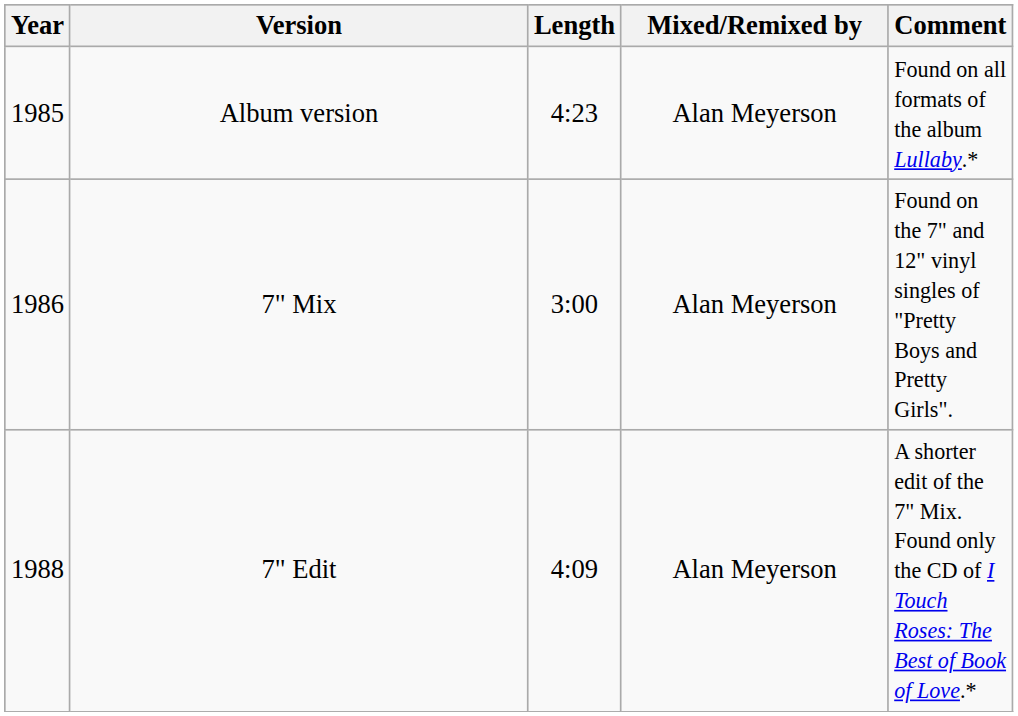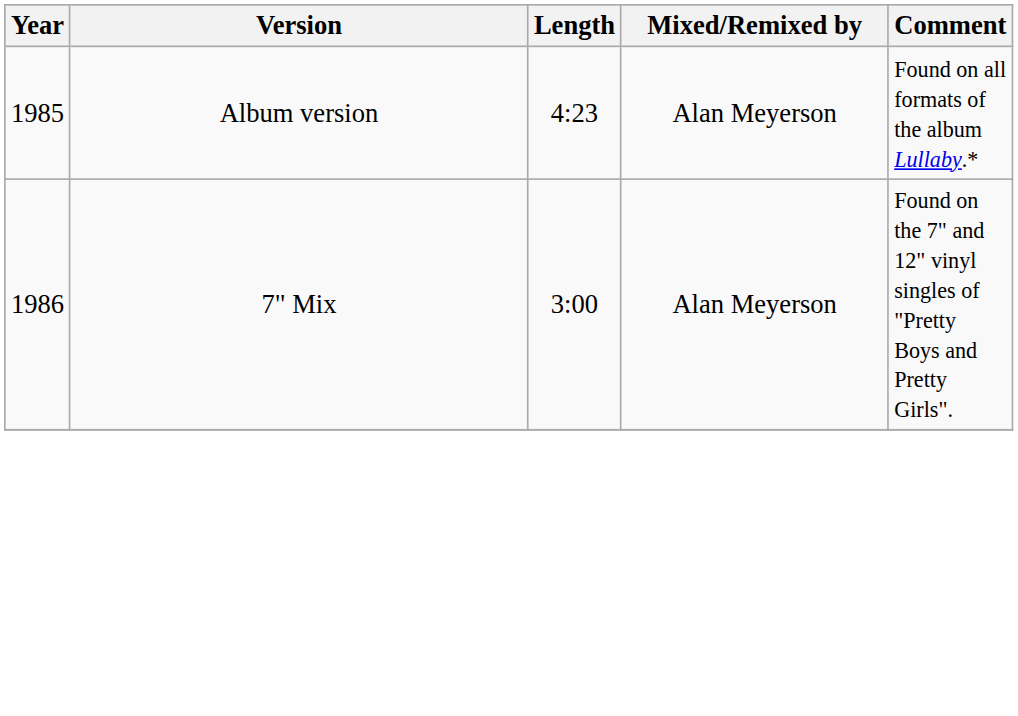- row: (299, 570)
